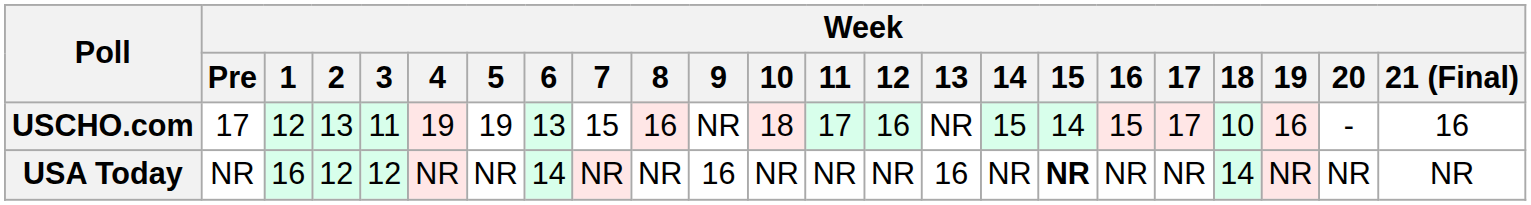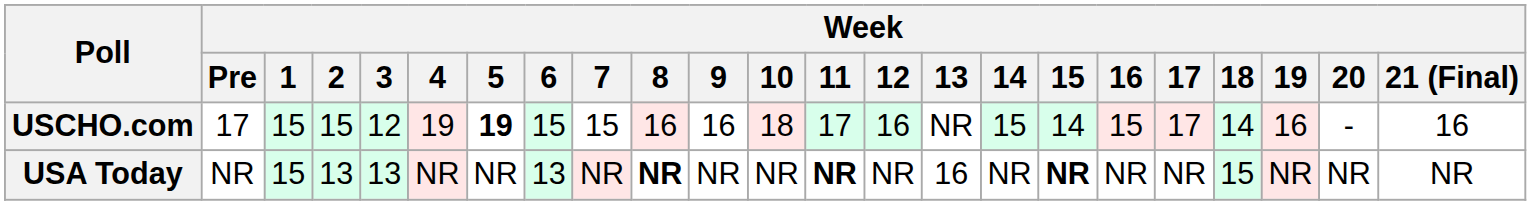(288, 125) 12 -> (288, 125) 15
(336, 125) 13 -> (336, 125) 15
(384, 125) 11 -> (384, 125) 12
(496, 125) normal -> (496, 125) bold
(549, 125) 13 -> (549, 125) 15
(718, 125) NR -> (718, 125) 16
(1237, 125) 10 -> (1237, 125) 14
(288, 174) 16 -> (288, 174) 15
(336, 174) 12 -> (336, 174) 13
(384, 174) 12 -> (384, 174) 13
(549, 174) 14 -> (549, 174) 13
(660, 174) normal -> (660, 174) bold
(718, 174) 16 -> (718, 174) NR
(835, 174) normal -> (835, 174) bold
(1237, 174) 14 -> (1237, 174) 15
